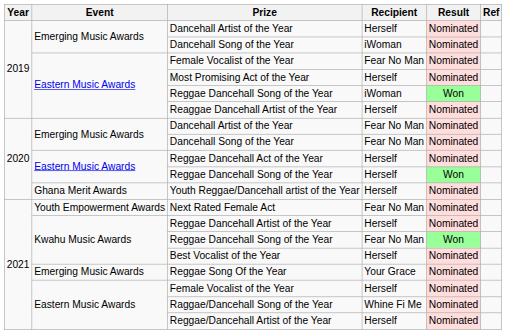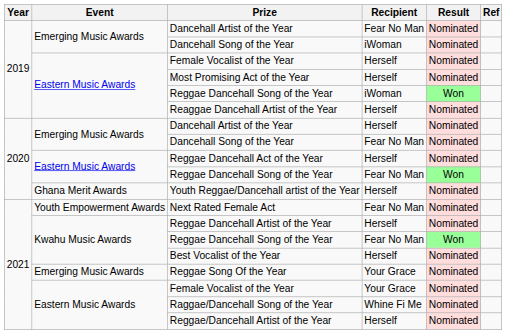(381, 28) Herself -> (394, 28) Fear No Man
(394, 61) Fear No Man -> (381, 61) Herself
(394, 126) Fear No Man -> (381, 126) Herself
(381, 175) Herself -> (394, 175) Fear No Man
(381, 288) Herself -> (390, 288) Your Grace
